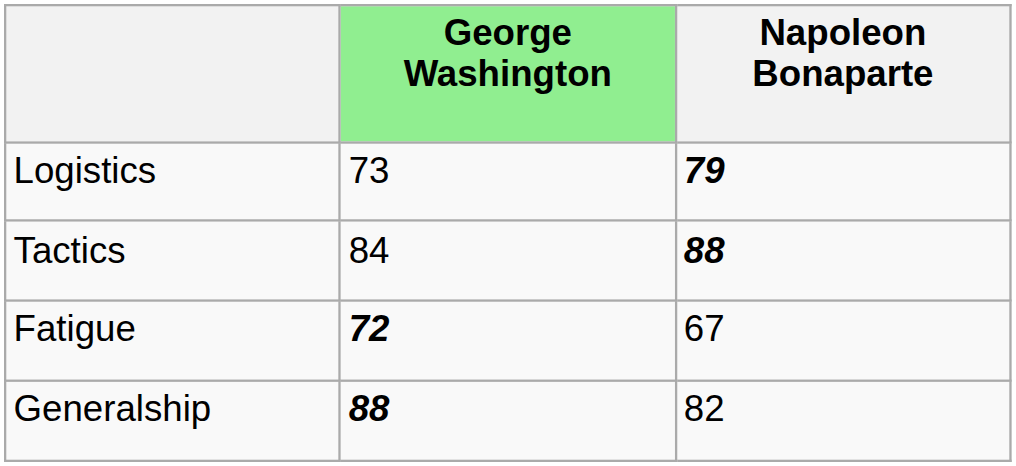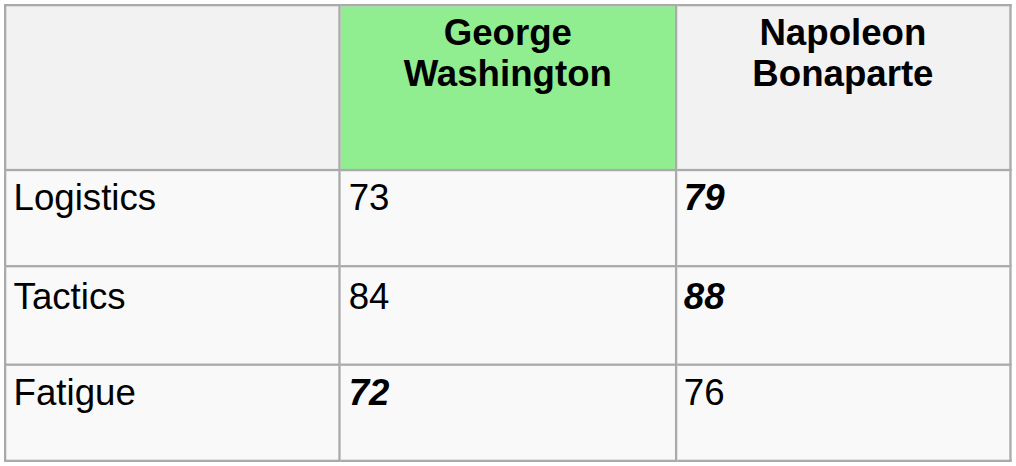(704, 329) 67 -> (704, 392) 76
- row: (112, 409)
